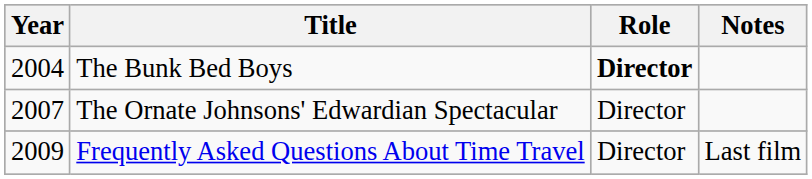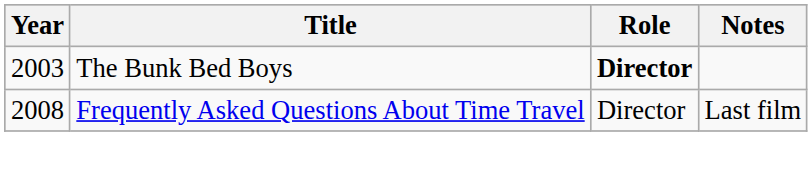(38, 67) 2004 -> (38, 67) 2003
- row: (317, 109)
(38, 151) 2009 -> (38, 109) 2008
